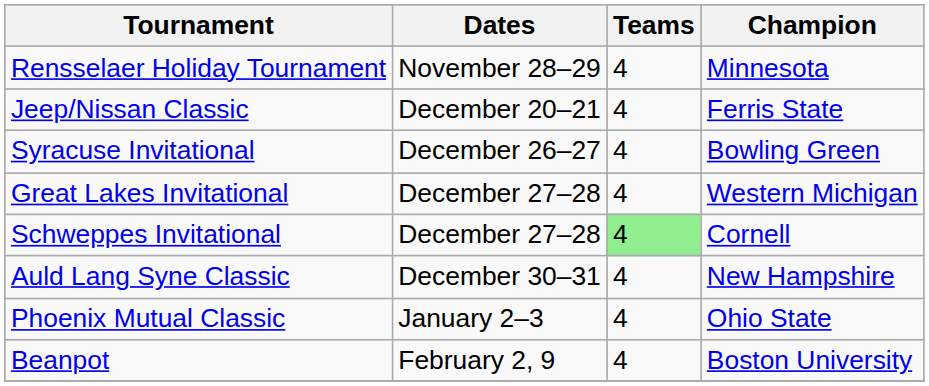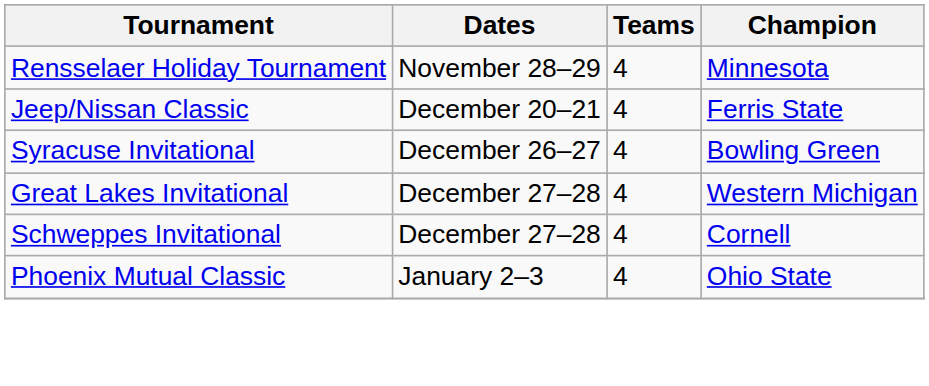(620, 234) lightgreen background -> (620, 234) no background
- row: (150, 276)
- row: (60, 360)
